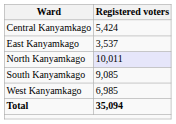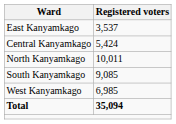rows swapped: (49, 28) <-> (43, 43)
(109, 59) lavender background -> (109, 59) no background
